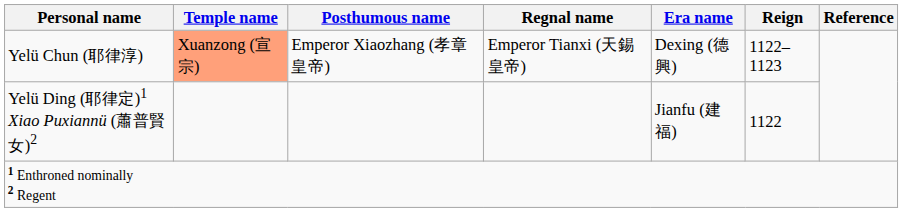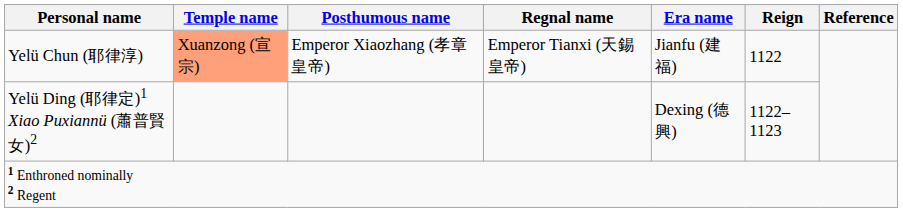(692, 55) Dexing (德興) -> (688, 55) Jianfu (建福)
(770, 56) 1122–1123 -> (766, 56) 1122
(688, 120) Jianfu (建福) -> (692, 120) Dexing (德興)
(766, 121) 1122 -> (770, 121) 1122–1123
